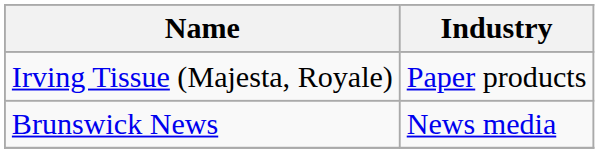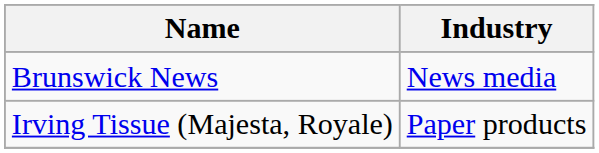rows swapped: (202, 76) <-> (115, 123)
